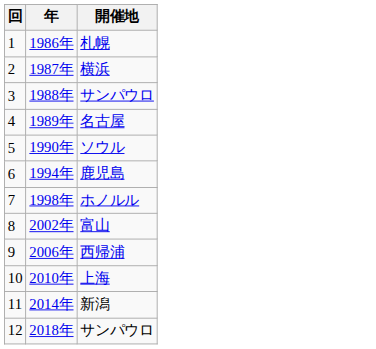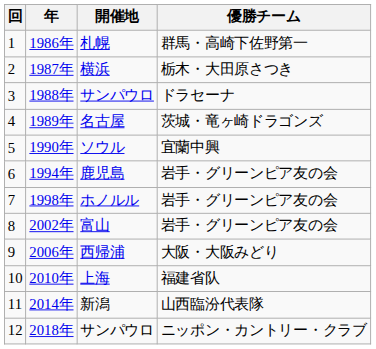+ column: (264, 17)
